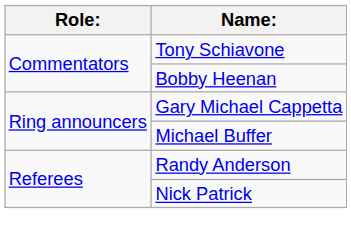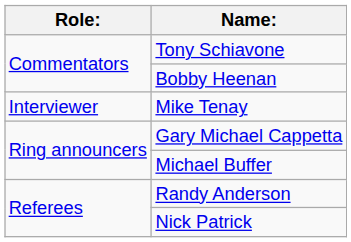+ row: (201, 107)
